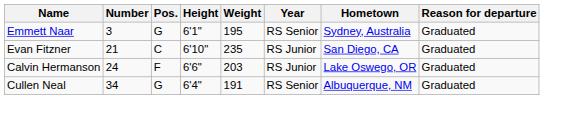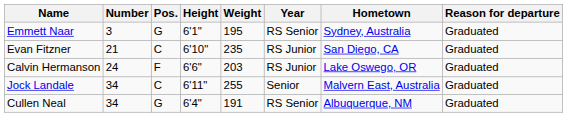+ row: (40, 85)
